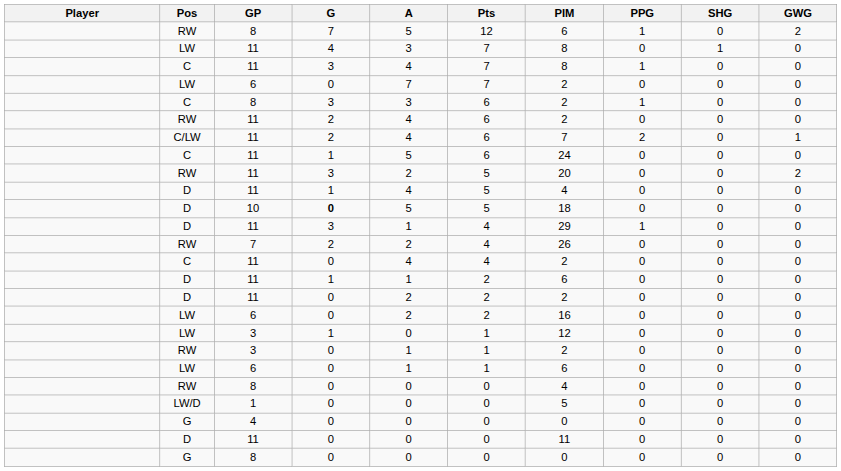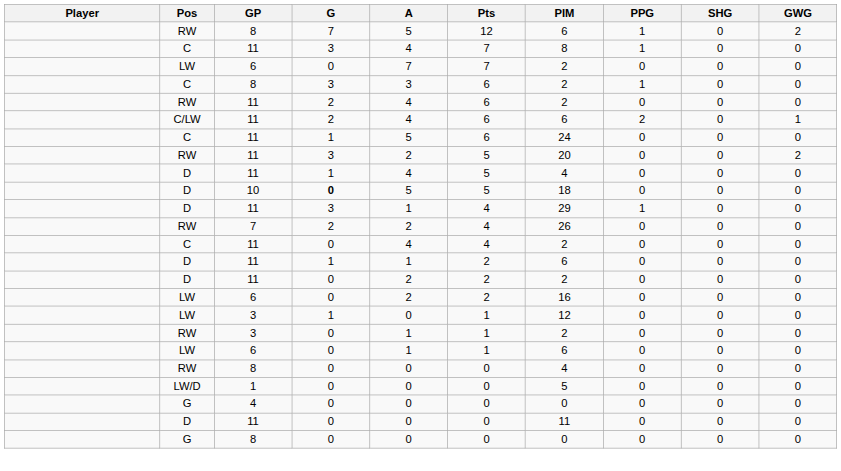- row: (187, 48)
(564, 137) 7 -> (564, 119) 6
